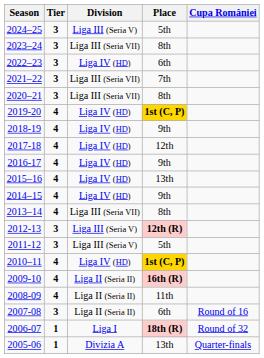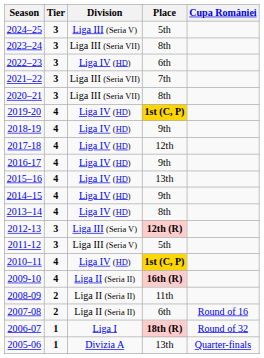(105, 212) Liga III (Seria VII) -> (105, 212) Liga IV (HD)
(56, 295) 4 -> (56, 295) 2
(56, 312) 3 -> (56, 312) 2
